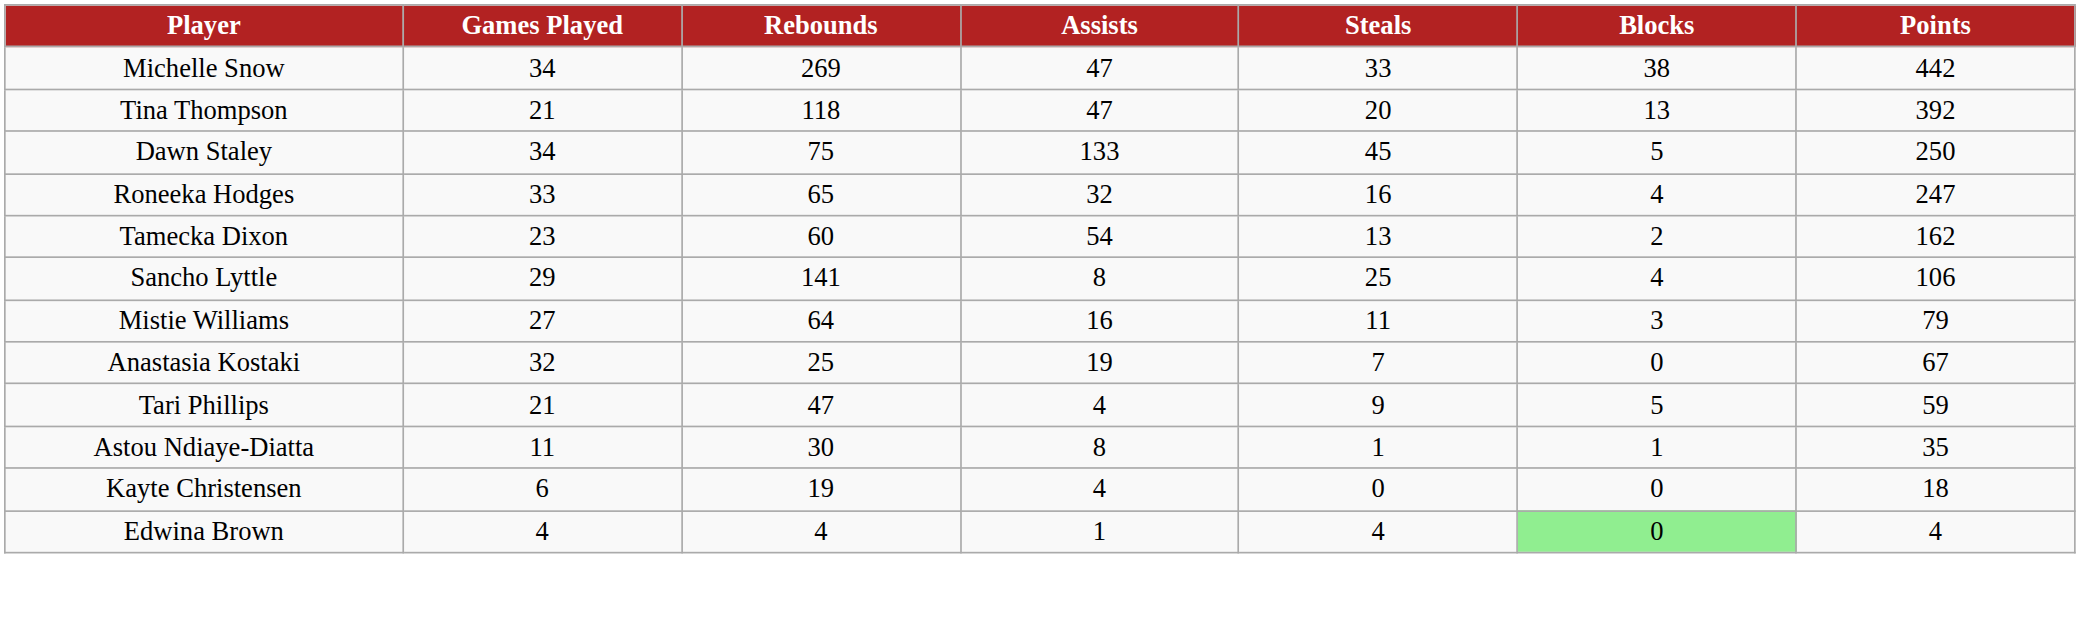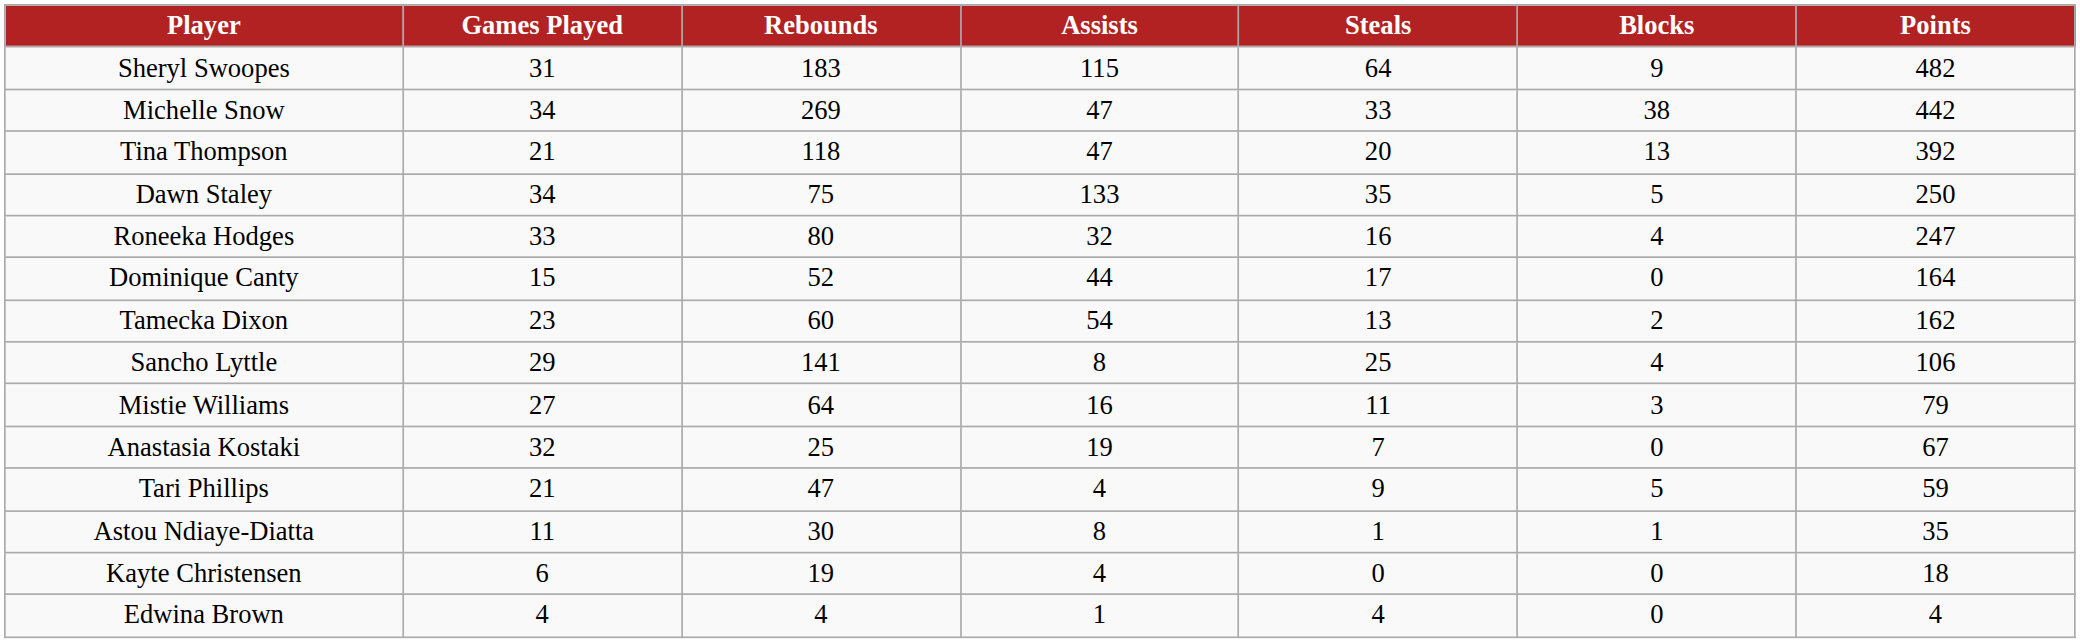+ row: (204, 67)
(1378, 151) 45 -> (1378, 194) 35
(821, 194) 65 -> (821, 236) 80
+ row: (204, 278)
(1657, 531) lightgreen background -> (1657, 615) no background
